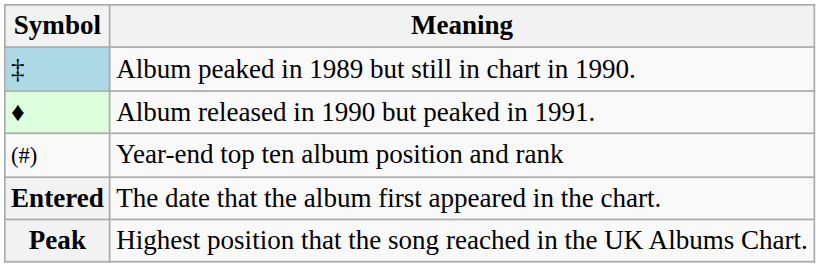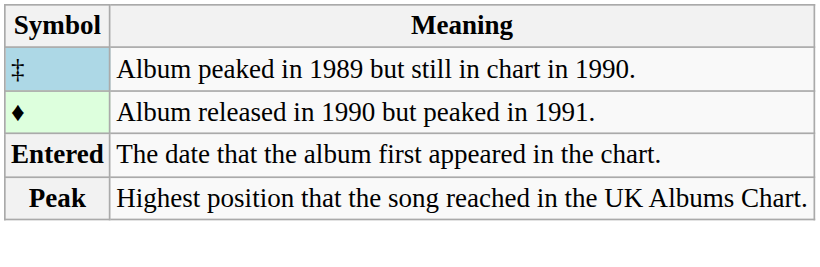- row: (340, 154)
